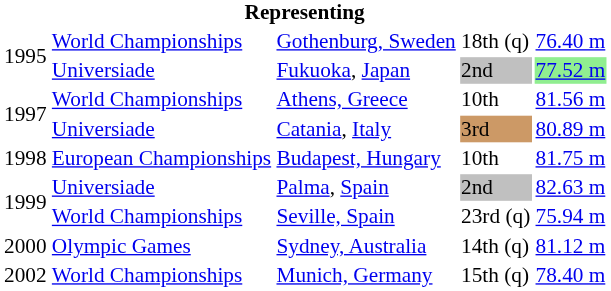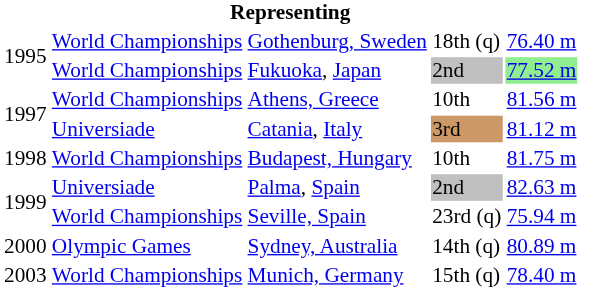(103, 70) Universiade -> (147, 70) World Championships
(570, 128) 80.89 m -> (542, 128) 81.12 m
(162, 158) European Championships -> (147, 158) World Championships
(570, 245) 81.12 m -> (542, 245) 80.89 m
(25, 275) 2002 -> (25, 275) 2003
